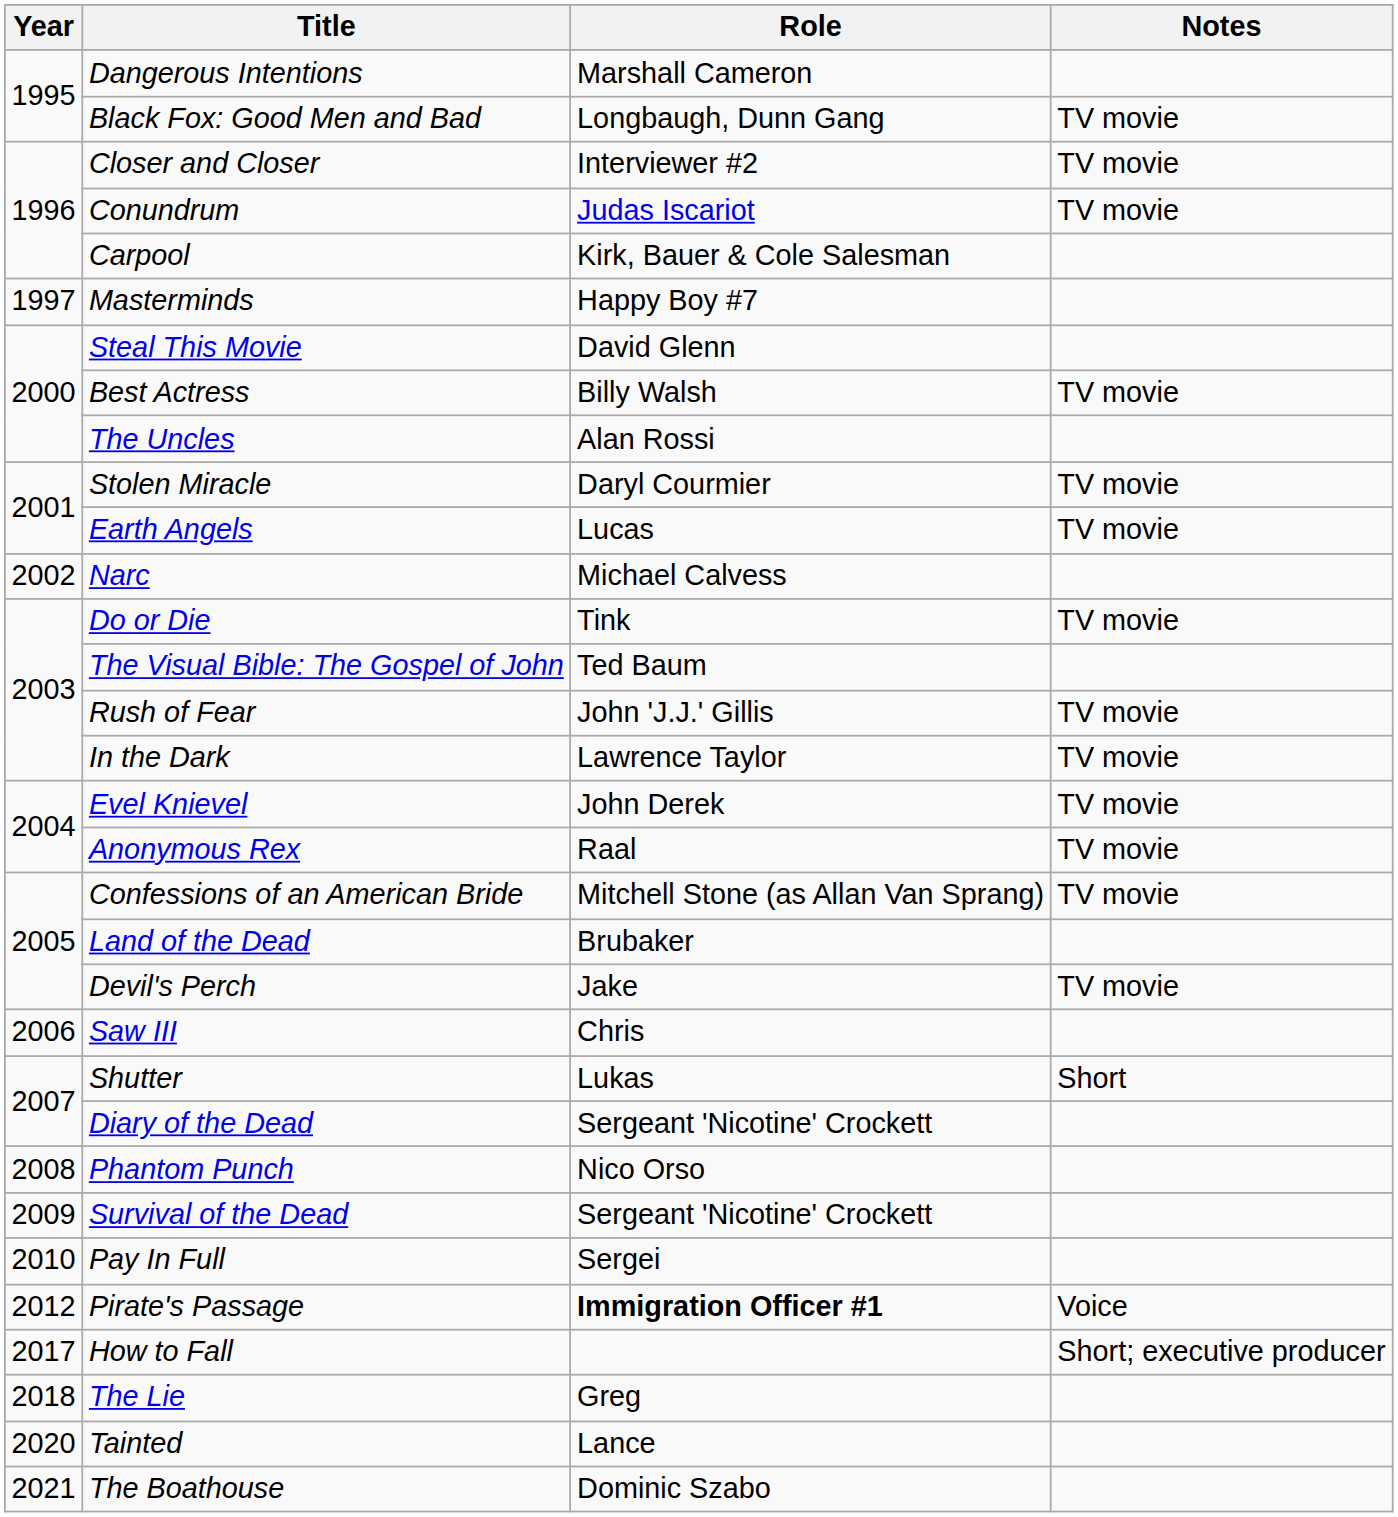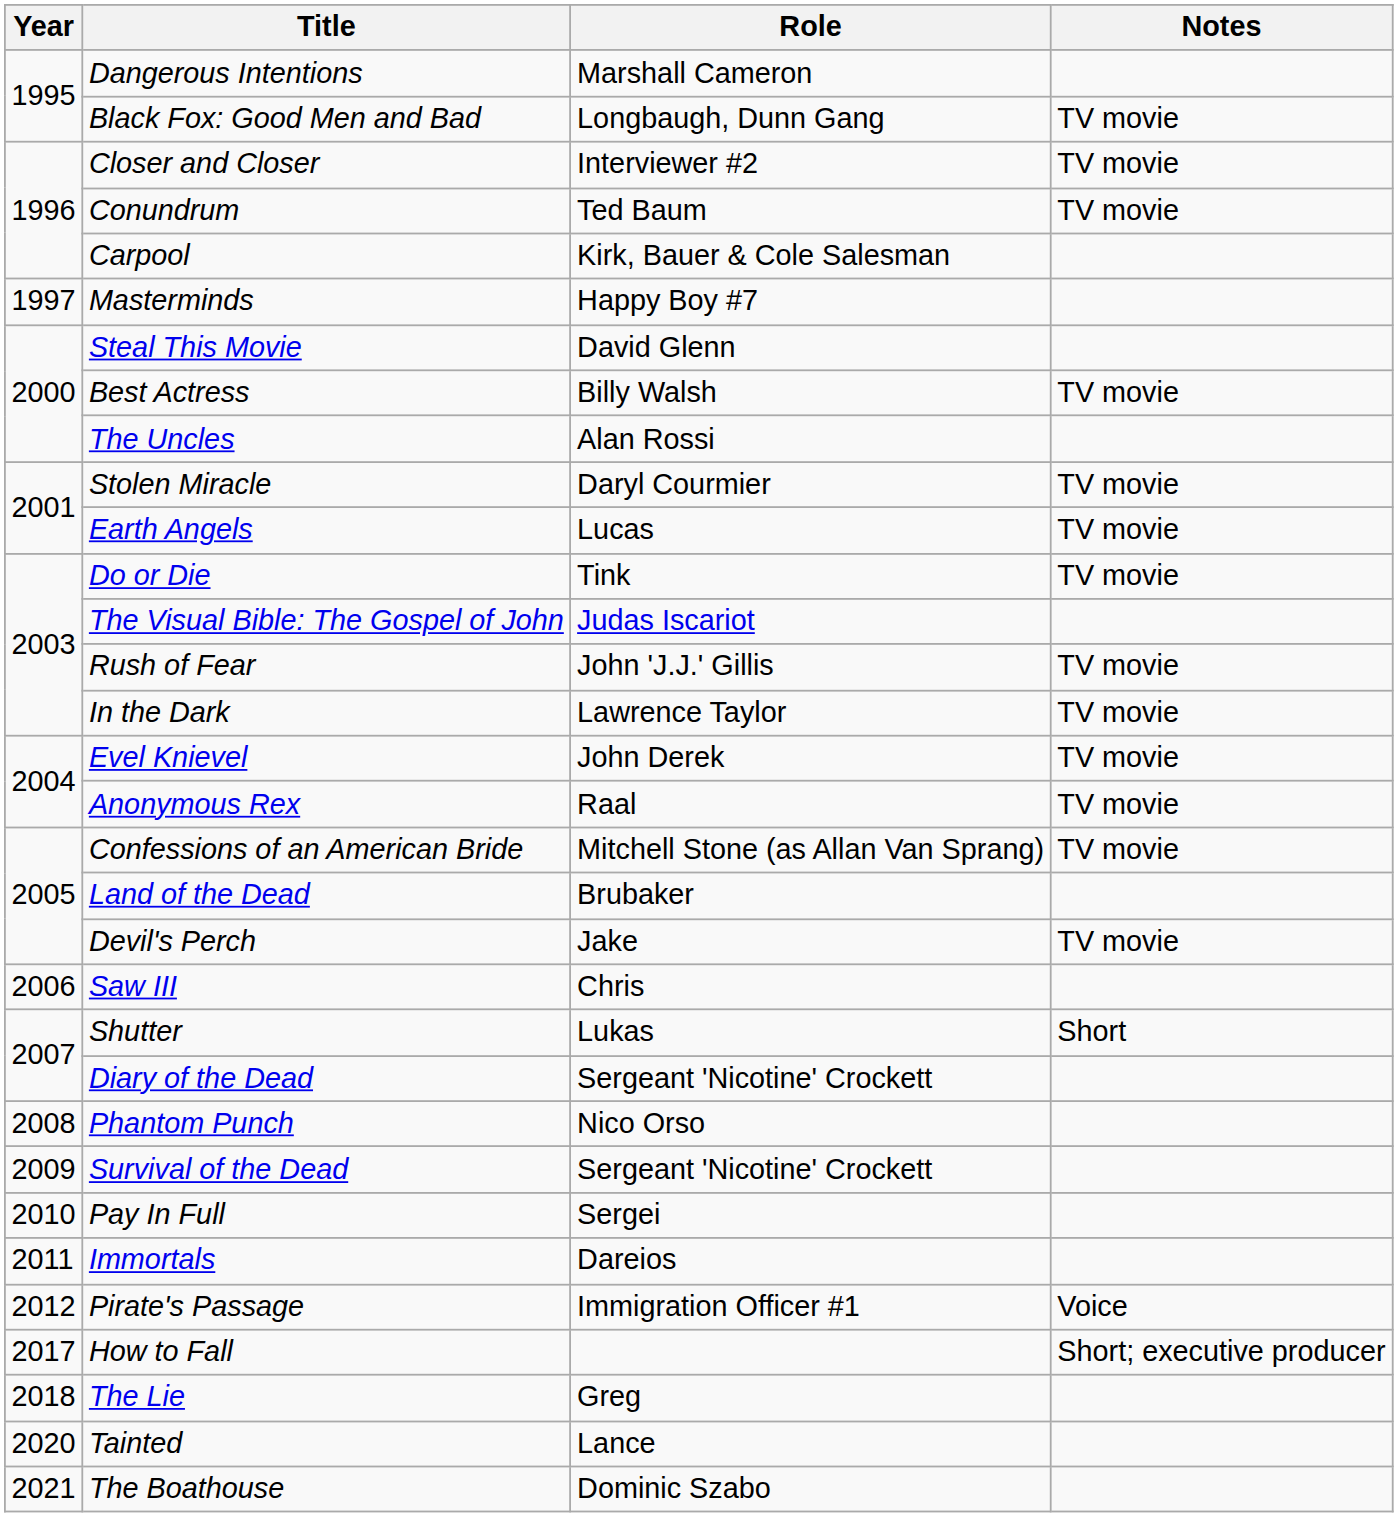(666, 210) Judas Iscariot -> (642, 210) Ted Baum
- row: (119, 575)
(642, 666) Ted Baum -> (666, 621) Judas Iscariot
+ row: (152, 1260)
(730, 1306) bold -> (718, 1306) normal
